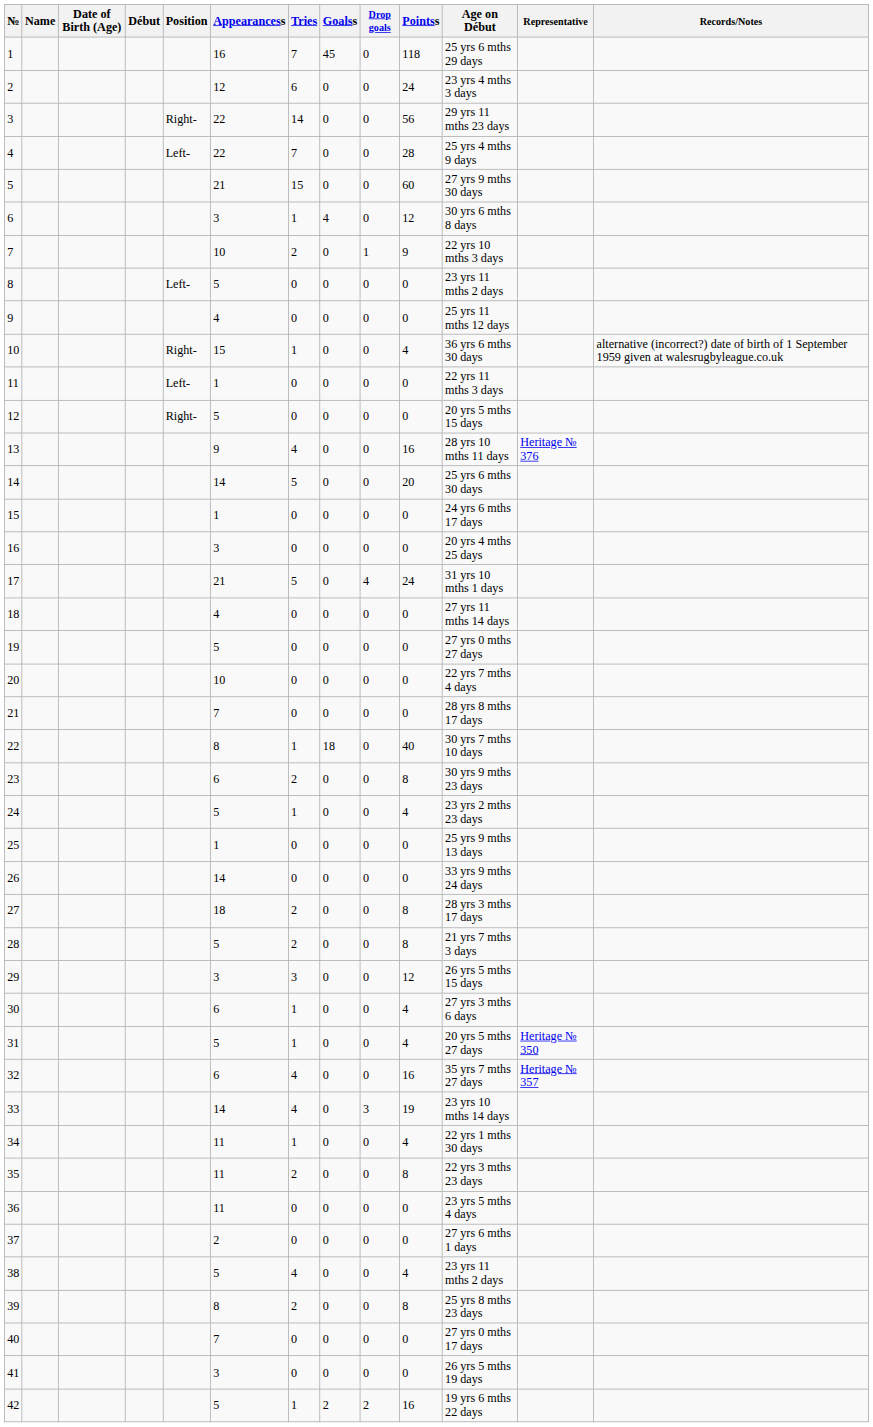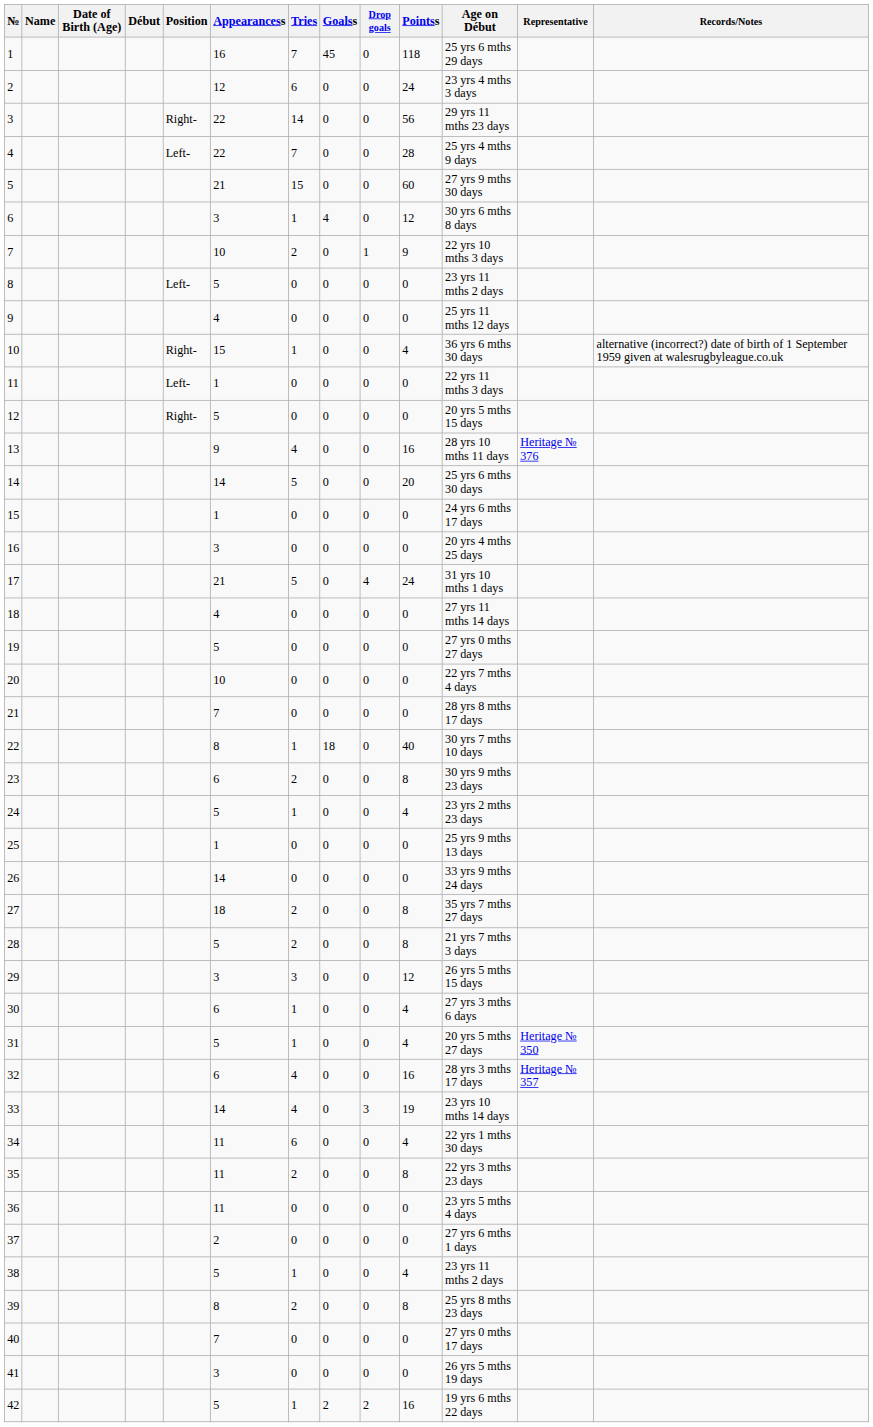(478, 911) 28 yrs 3 mths 17 days -> (478, 911) 35 yrs 7 mths 27 days
(478, 1075) 35 yrs 7 mths 27 days -> (478, 1075) 28 yrs 3 mths 17 days
(294, 1141) 1 -> (294, 1141) 6
(294, 1273) 4 -> (294, 1273) 1
